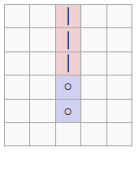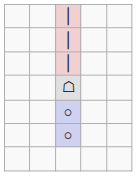+ row: (17, 88)
